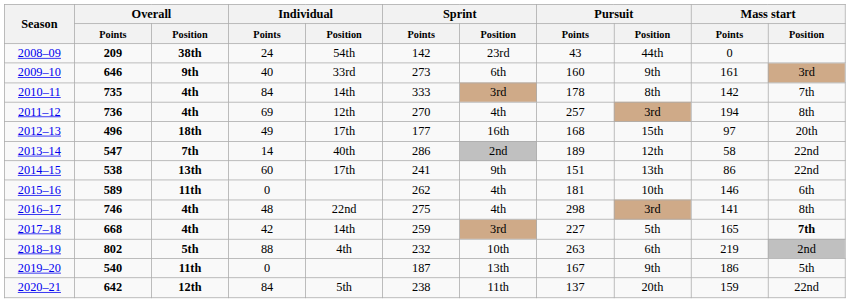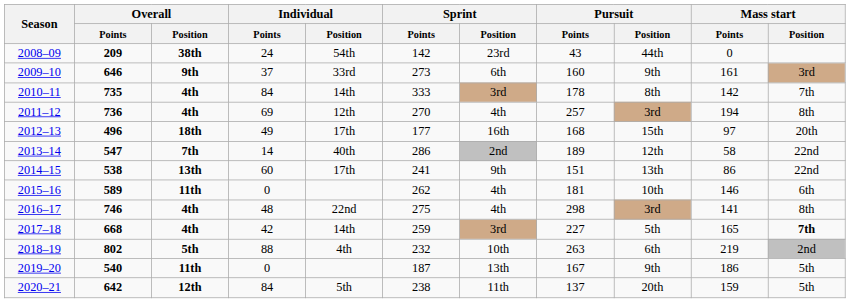(267, 72) 40 -> (267, 72) 37
(807, 287) 22nd -> (807, 287) 5th
